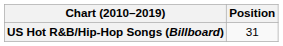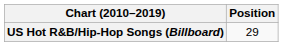(252, 32) 31 -> (252, 32) 29
